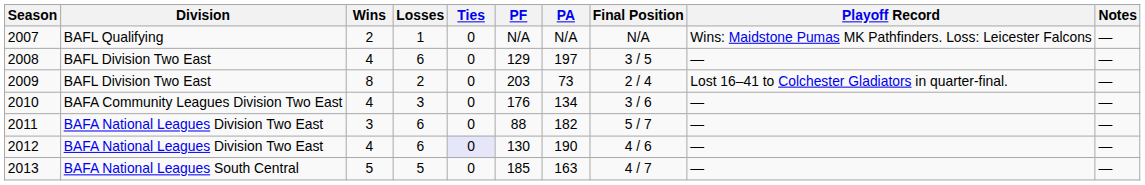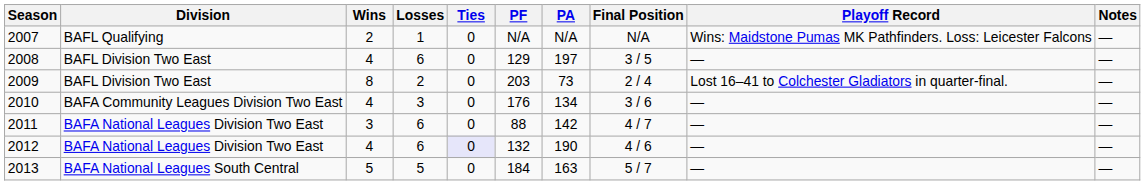(566, 124) 182 -> (566, 124) 142
(638, 124) 5 / 7 -> (638, 124) 4 / 7
(518, 146) 130 -> (518, 146) 132
(518, 168) 185 -> (518, 168) 184
(638, 168) 4 / 7 -> (638, 168) 5 / 7
